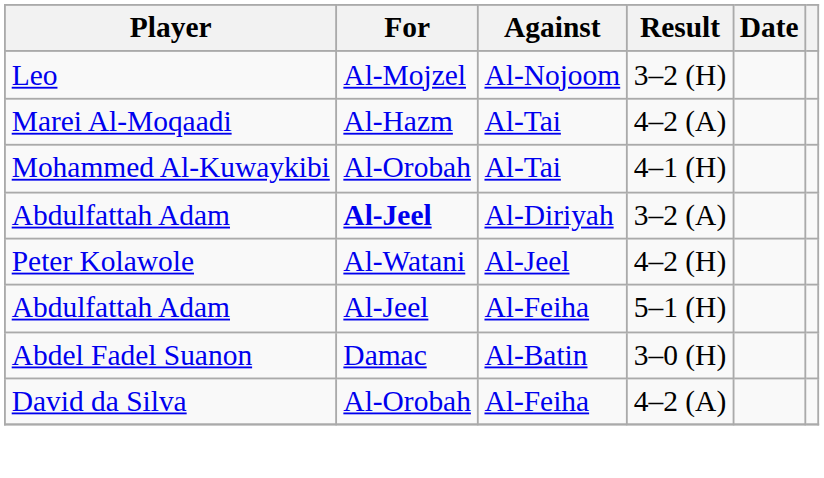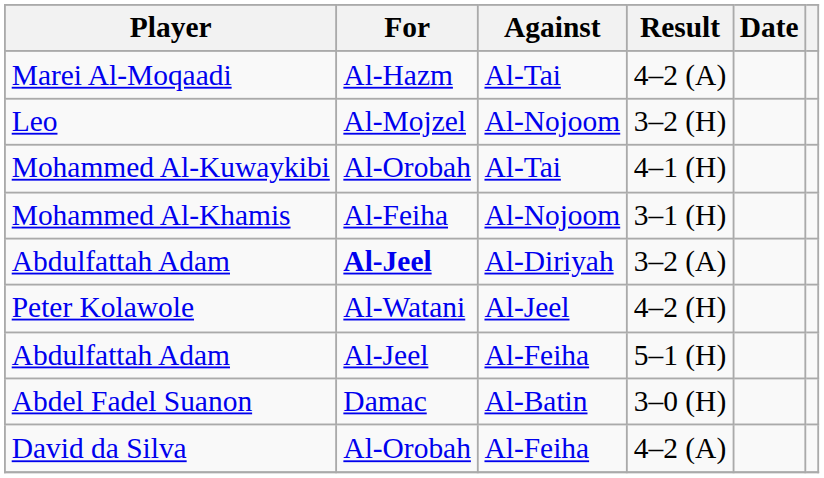rows swapped: (122, 121) <-> (35, 74)
+ row: (151, 214)
